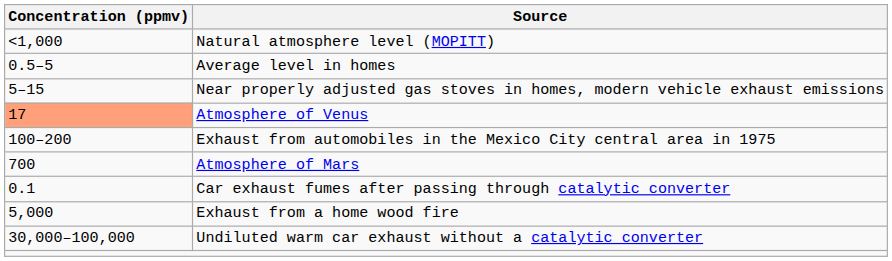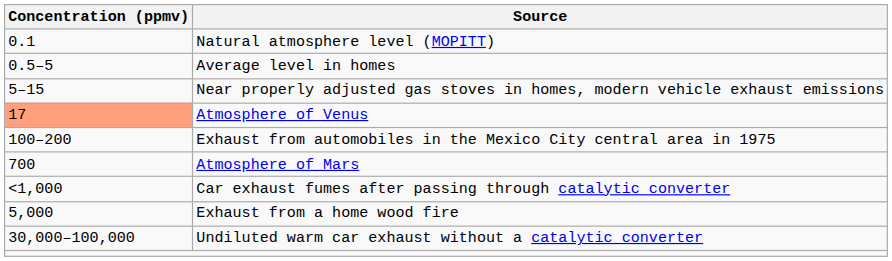(35, 41) <1,000 -> (22, 41) 0.1
(22, 189) 0.1 -> (35, 189) <1,000
